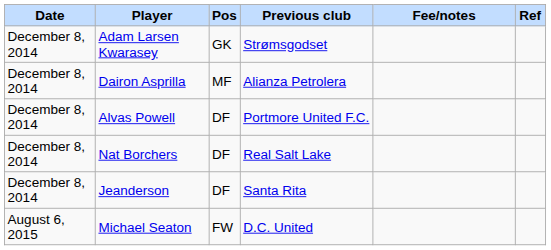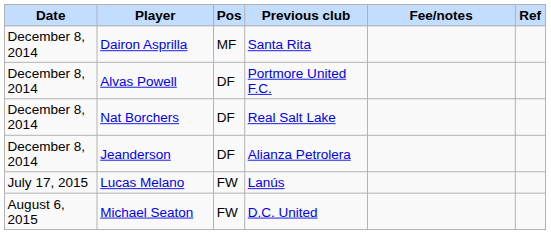- row: (139, 44)
(295, 81) Alianza Petrolera -> (279, 44) Santa Rita
(275, 191) Santa Rita -> (299, 154) Alianza Petrolera
+ row: (142, 183)
